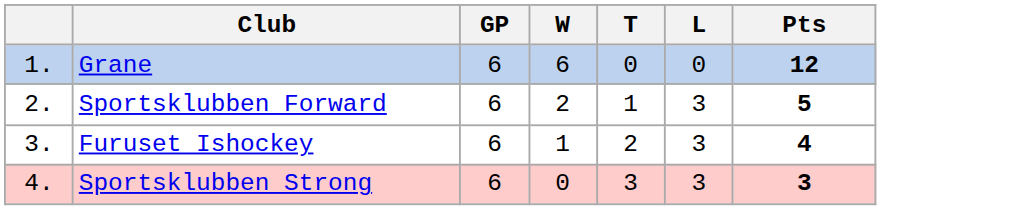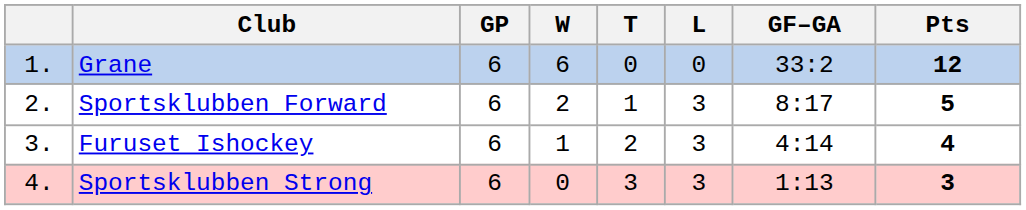+ column: (804, 25)
